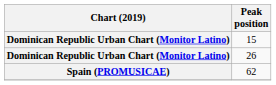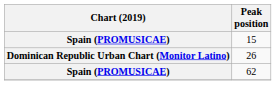(118, 39) Dominican Republic Urban Chart (Monitor Latino) -> (118, 39) Spain (PROMUSICAE)
